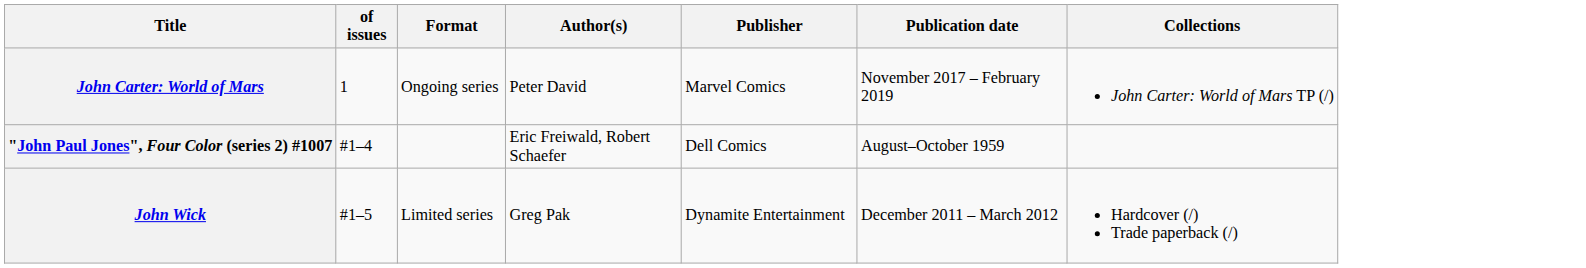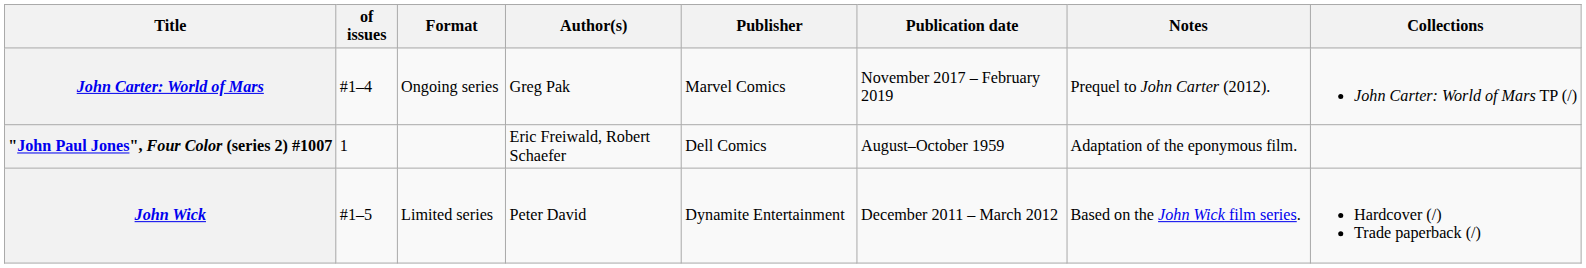+ column: (1188, 26)
(344, 86) 1 -> (356, 86) #1–4
(548, 86) Peter David -> (540, 86) Greg Pak
(356, 146) #1–4 -> (344, 146) 1
(540, 215) Greg Pak -> (548, 215) Peter David
